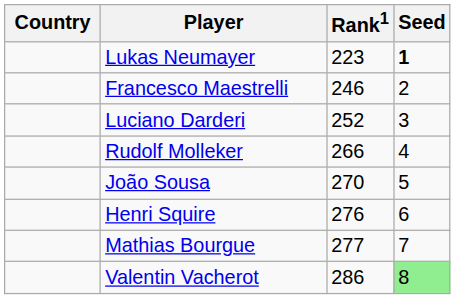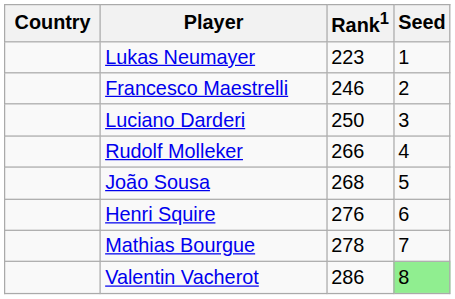(404, 57) bold -> (404, 57) normal
(348, 119) 252 -> (348, 119) 250
(348, 182) 270 -> (348, 182) 268
(348, 245) 277 -> (348, 245) 278
